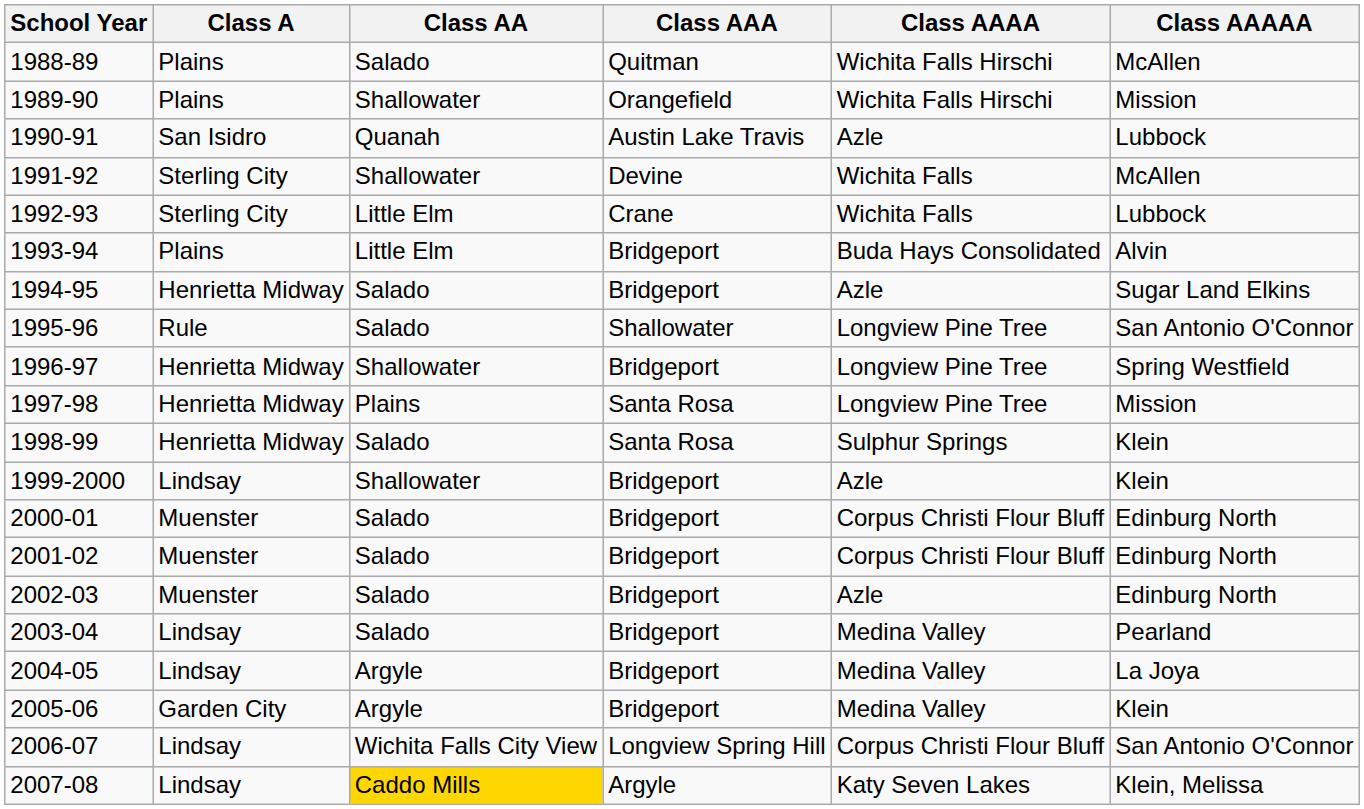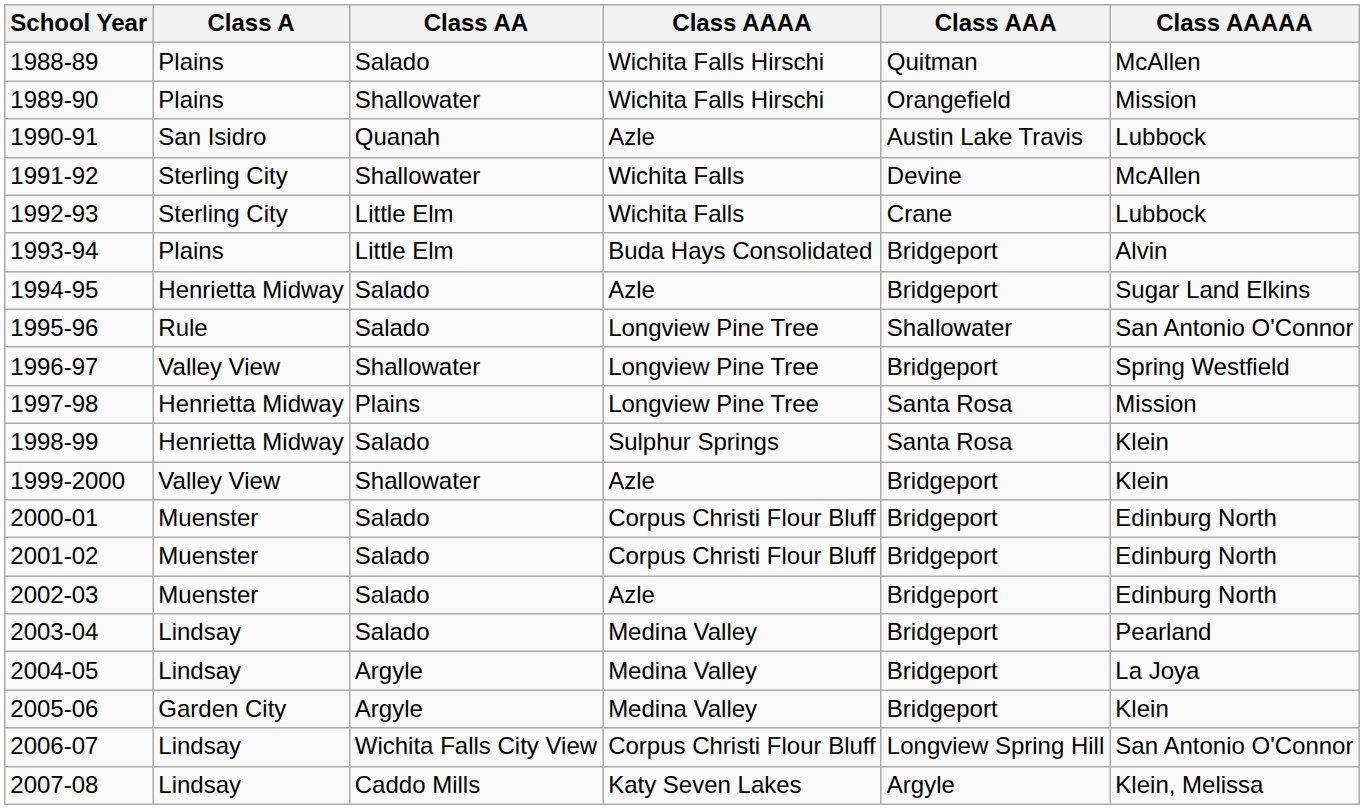columns swapped: (717, 23) <-> (970, 23)
(251, 366) Henrietta Midway -> (219, 366) Valley View
(200, 480) Lindsay -> (219, 480) Valley View
(417, 784) gold background -> (417, 784) no background
